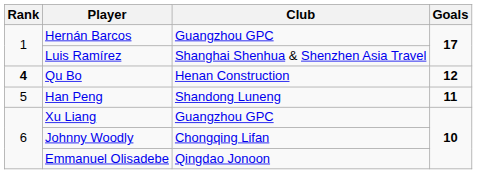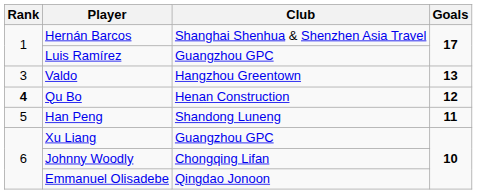(224, 35) Guangzhou GPC -> (301, 35) Shanghai Shenhua & Shenzhen Asia Travel
(301, 55) Shanghai Shenhua & Shenzhen Asia Travel -> (224, 55) Guangzhou GPC
+ row: (61, 76)
